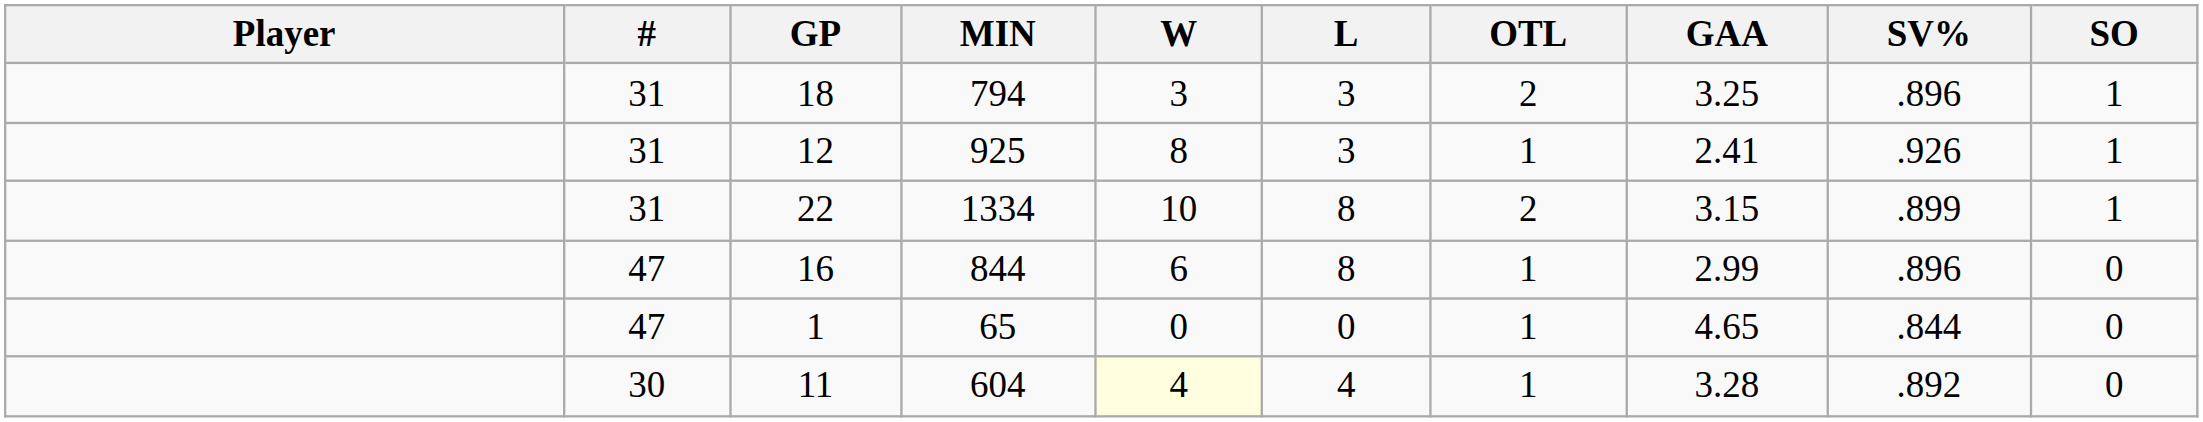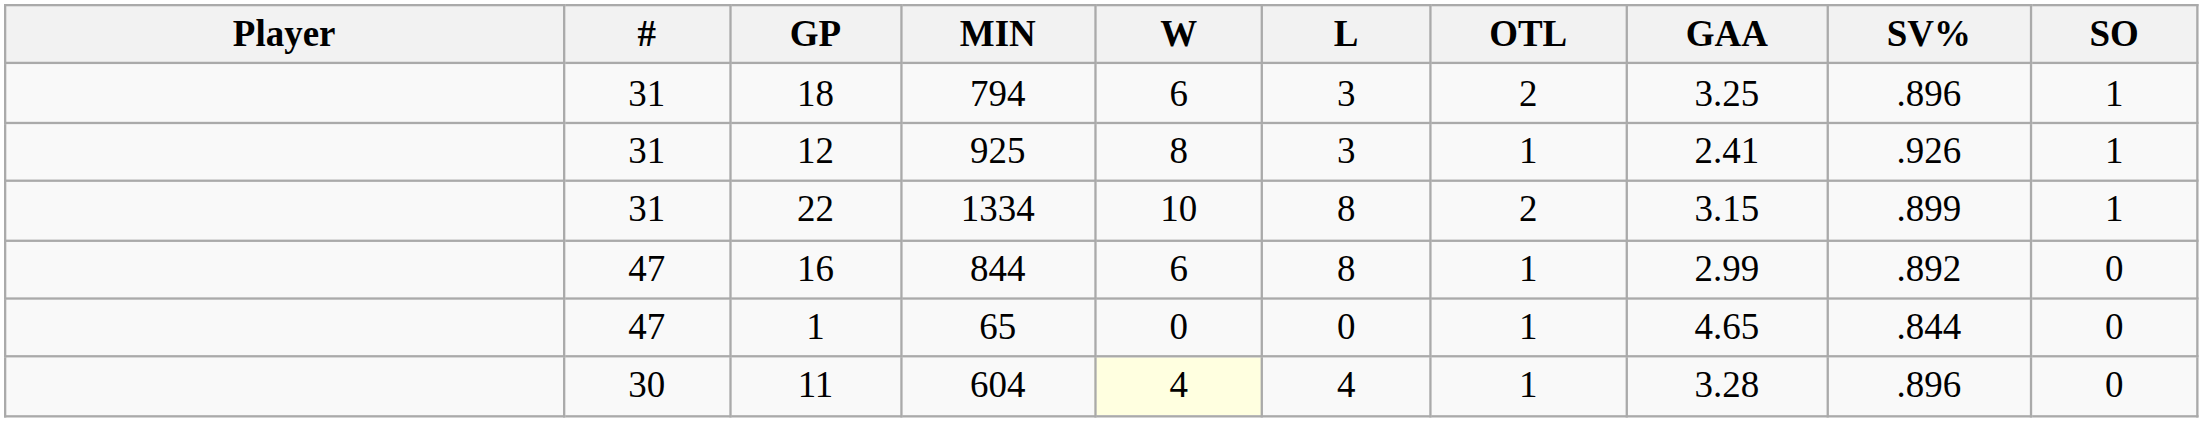(1179, 92) 3 -> (1179, 92) 6
(1929, 268) .896 -> (1929, 268) .892
(1929, 385) .892 -> (1929, 385) .896
